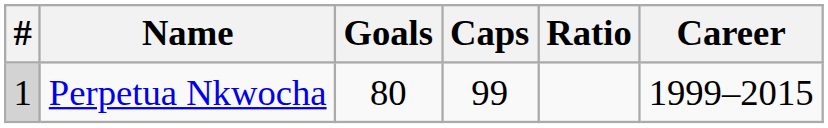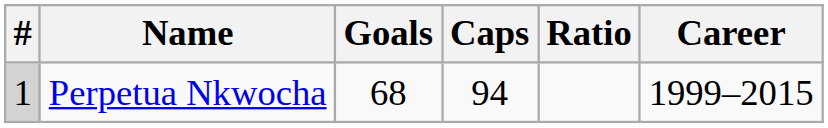(388, 91) 80 -> (388, 91) 68
(490, 91) 99 -> (490, 91) 94
